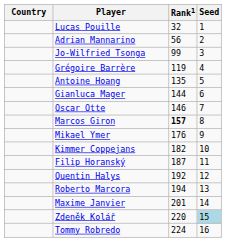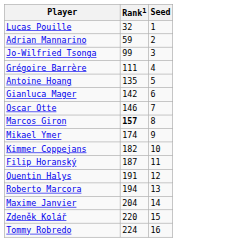- column: (29, 12)
(176, 40) 56 -> (127, 40) 59
(179, 67) 119 -> (130, 67) 111
(179, 95) 144 -> (130, 95) 142
(179, 135) 176 -> (130, 135) 174
(179, 176) 192 -> (130, 176) 191
(179, 203) 201 -> (130, 203) 204
(204, 217) lightblue background -> (155, 217) no background
